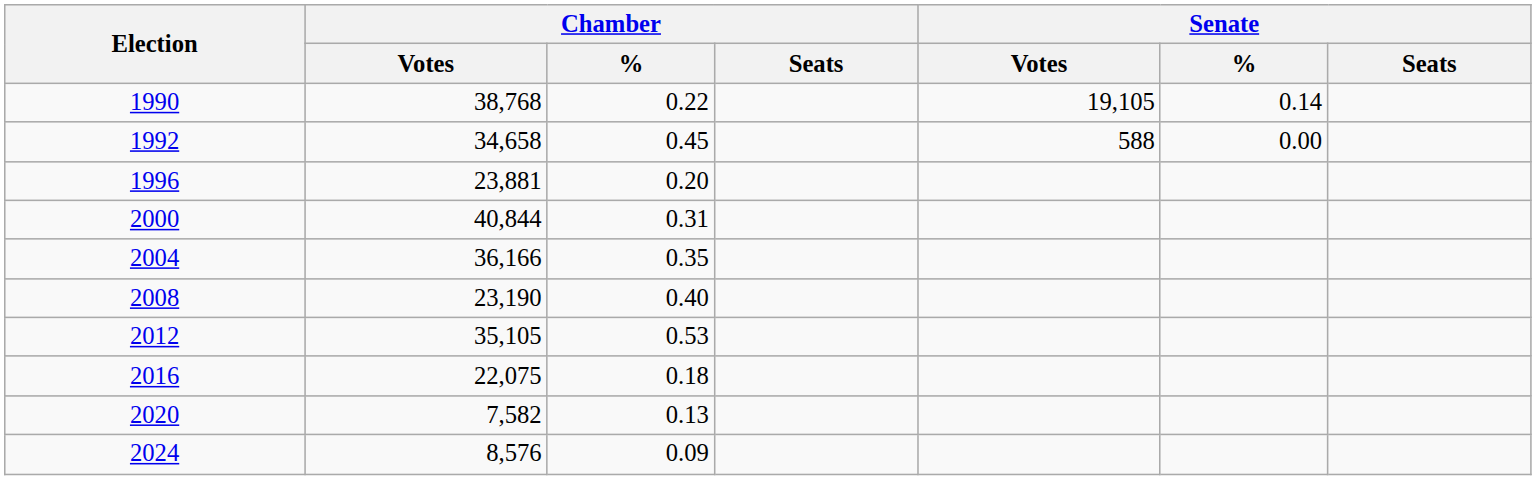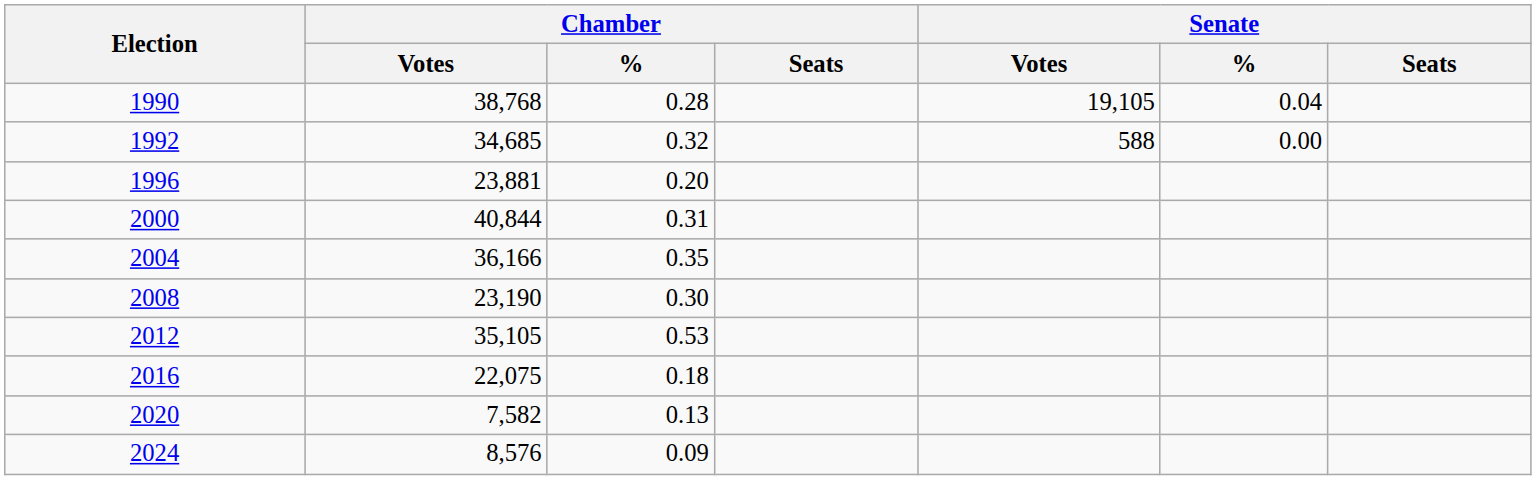(687, 102) 0.22 -> (687, 102) 0.28
(1301, 102) 0.14 -> (1301, 102) 0.04
(508, 141) 34,658 -> (508, 141) 34,685
(687, 141) 0.45 -> (687, 141) 0.32
(687, 297) 0.40 -> (687, 297) 0.30
